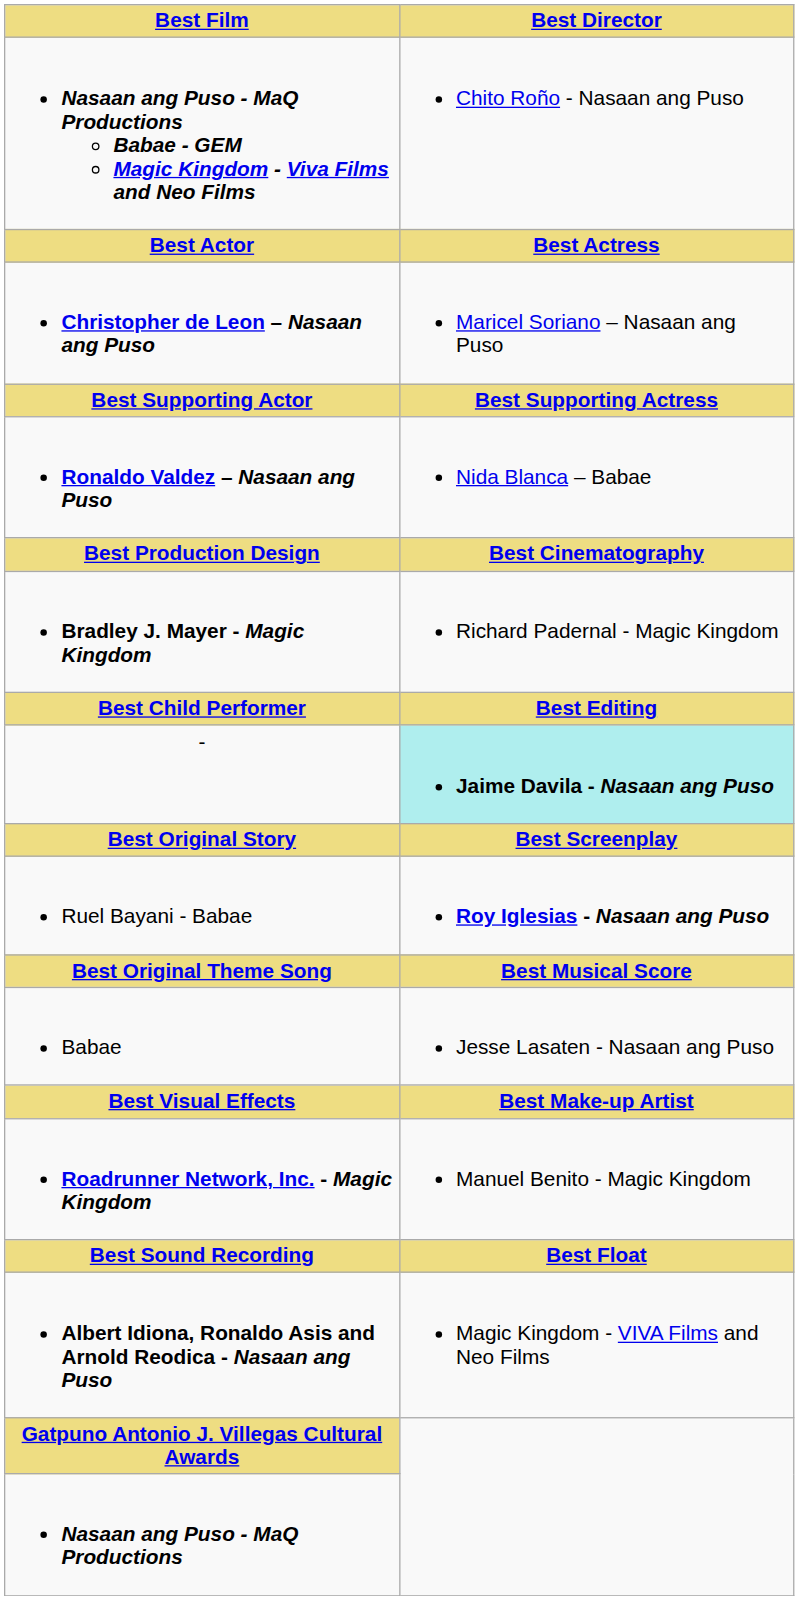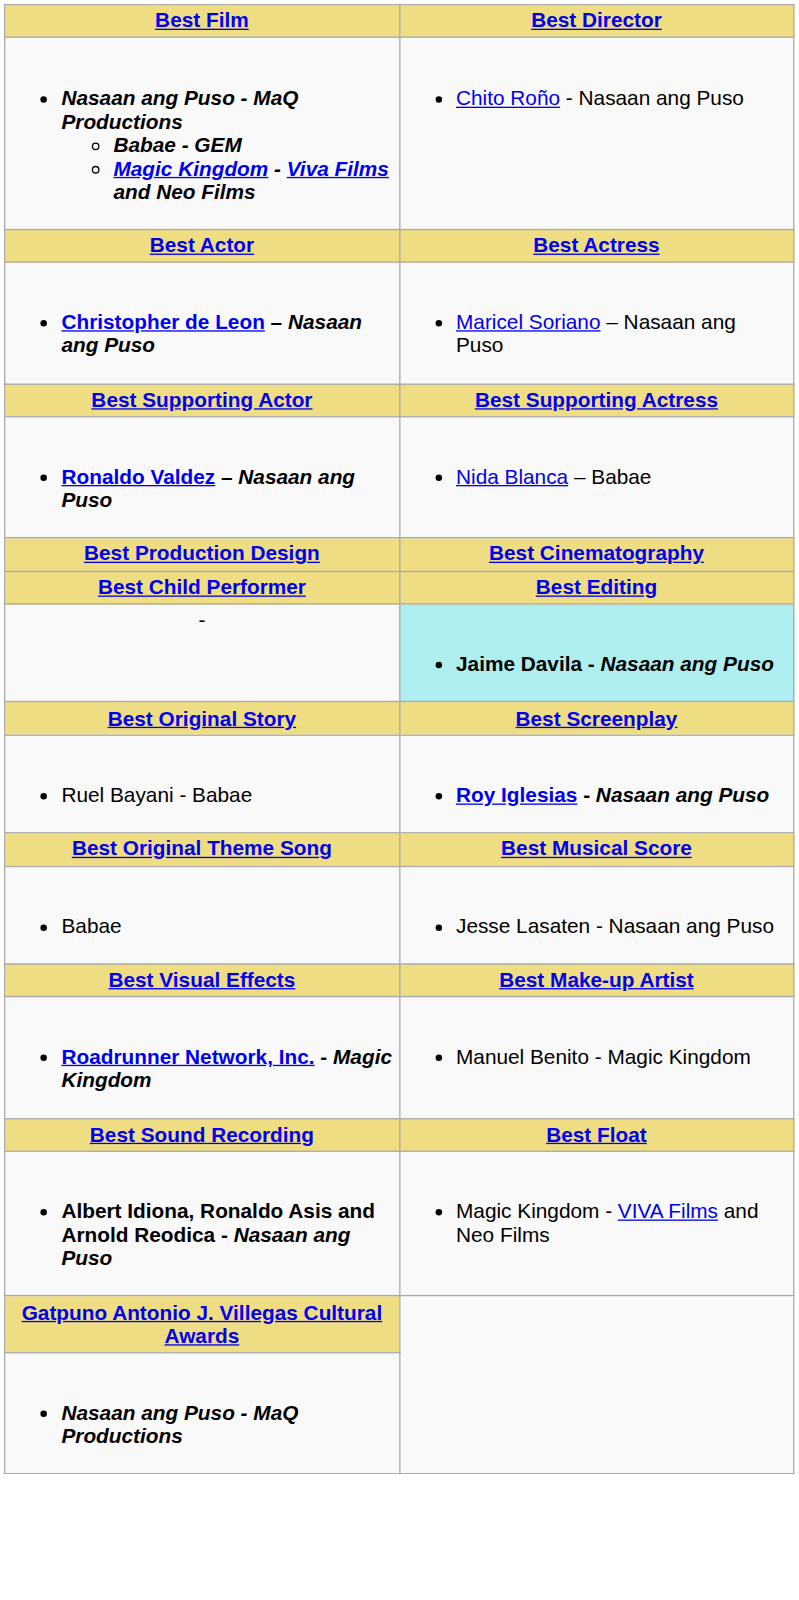- row: (202, 643)
